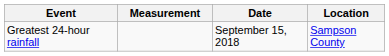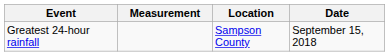columns swapped: (260, 13) <-> (346, 13)
